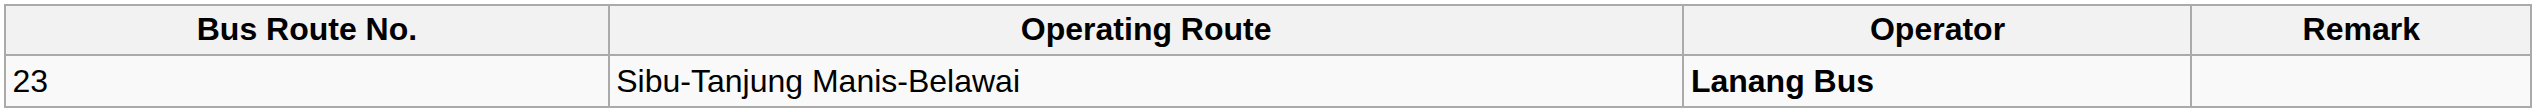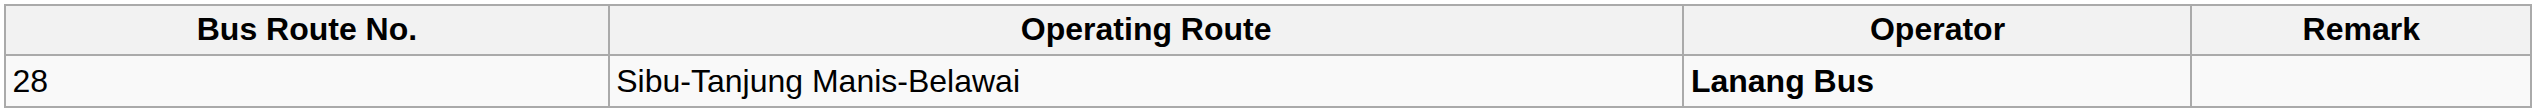(30, 80) 23 -> (30, 80) 28
